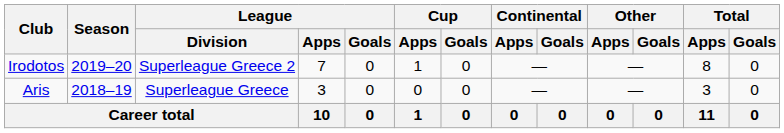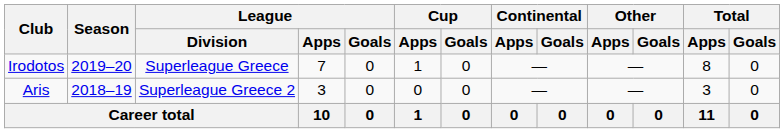(217, 66) Superleague Greece 2 -> (217, 66) Superleague Greece
(217, 90) Superleague Greece -> (217, 90) Superleague Greece 2
